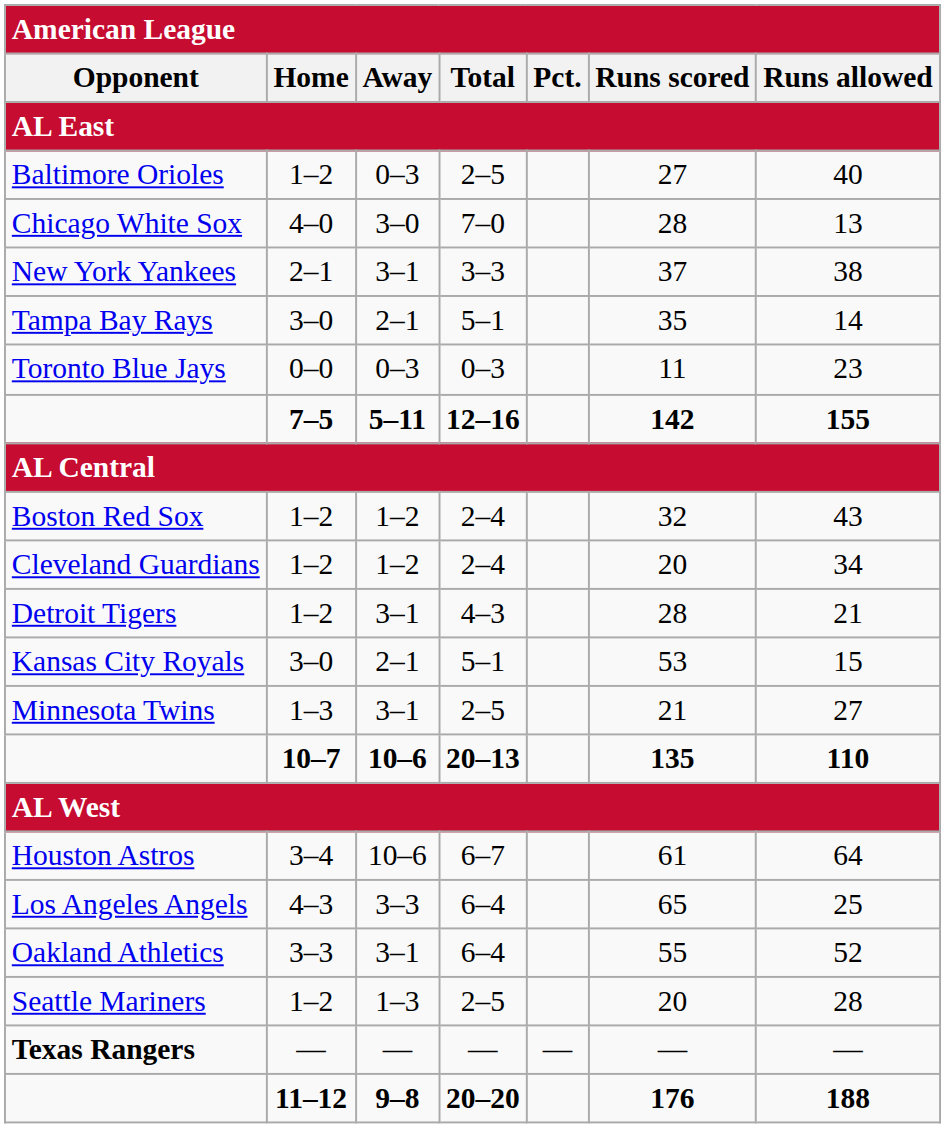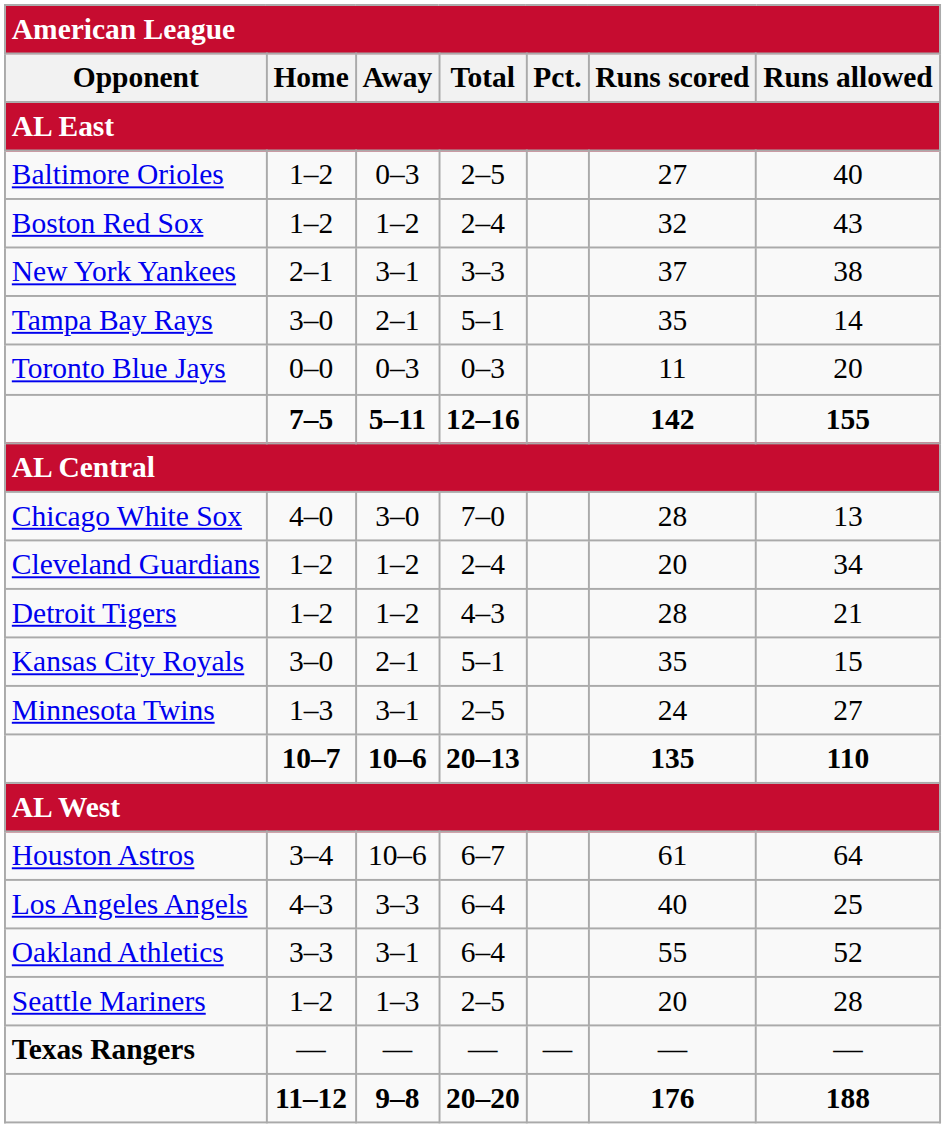rows swapped: (108, 515) <-> (127, 223)
(848, 369) 23 -> (848, 369) 20
(397, 612) 3–1 -> (397, 612) 1–2
(672, 661) 53 -> (672, 661) 35
(672, 709) 21 -> (672, 709) 24
(672, 904) 65 -> (672, 904) 40
